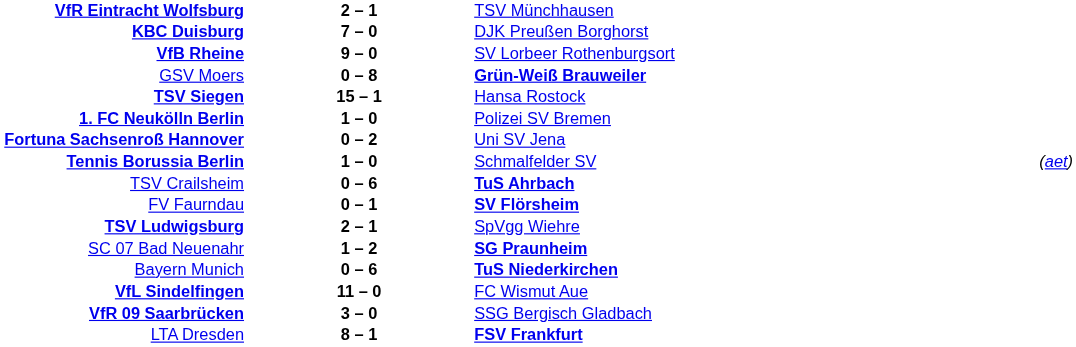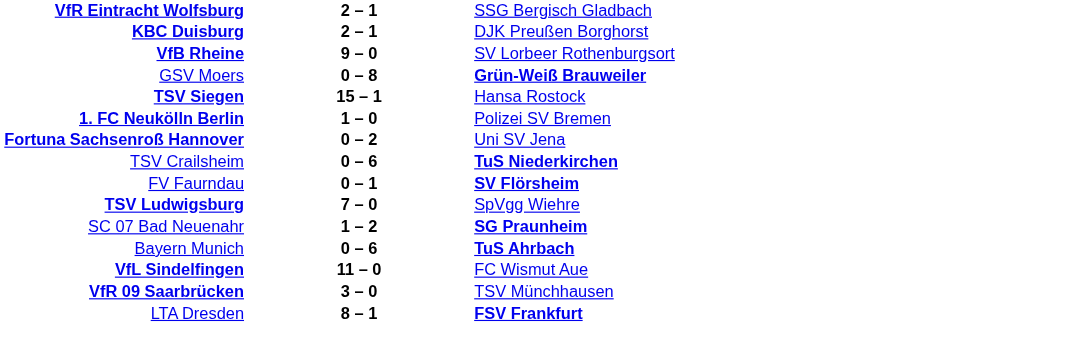(544, 10) TSV Münchhausen -> (563, 10) SSG Bergisch Gladbach
(359, 31) 7 – 0 -> (359, 31) 2 – 1
- row: (155, 161)
(524, 183) TuS Ahrbach -> (546, 161) TuS Niederkirchen
(359, 226) 2 – 1 -> (359, 205) 7 – 0
(546, 270) TuS Niederkirchen -> (524, 248) TuS Ahrbach
(563, 313) SSG Bergisch Gladbach -> (544, 291) TSV Münchhausen
